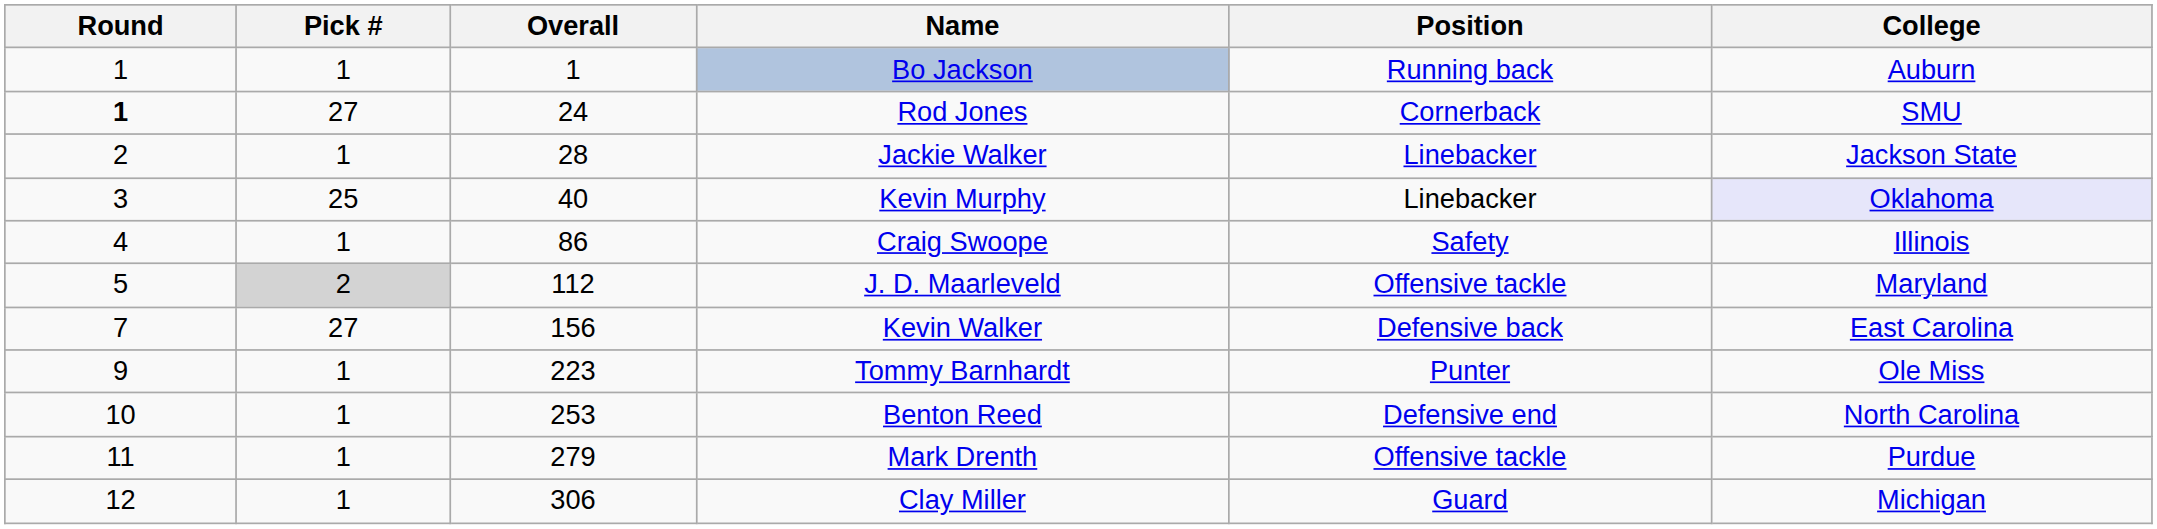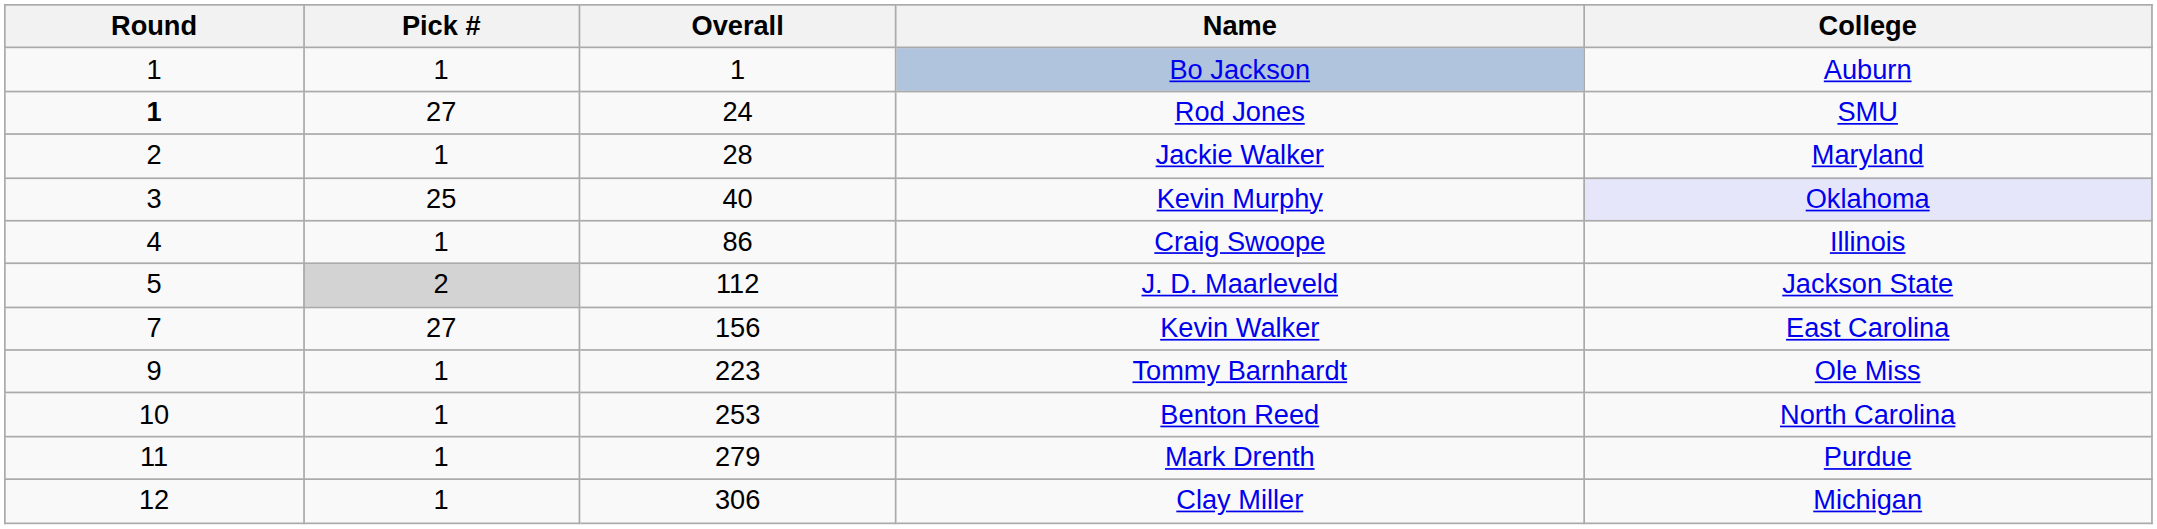- column: (1470, 26)
(1932, 155) Jackson State -> (1868, 155) Maryland
(1932, 284) Maryland -> (1868, 284) Jackson State
